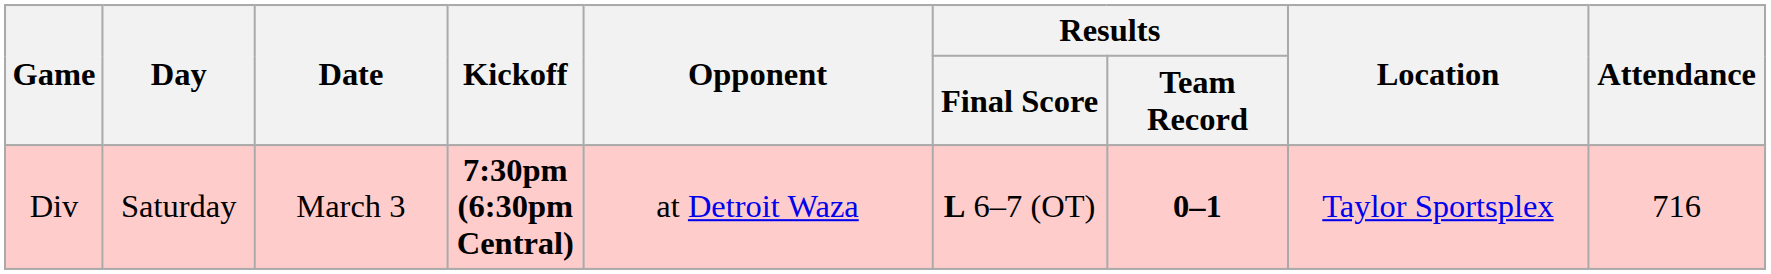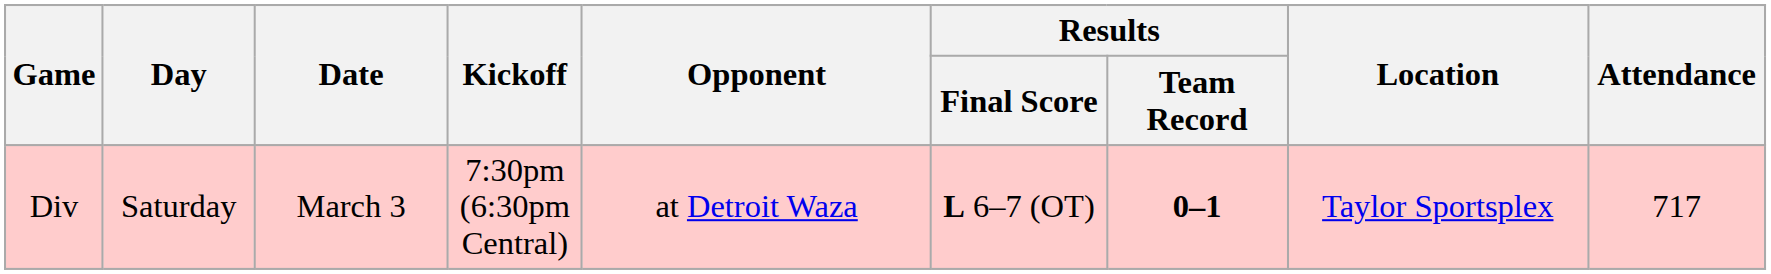(515, 206) bold -> (515, 206) normal
(1677, 206) 716 -> (1677, 206) 717
